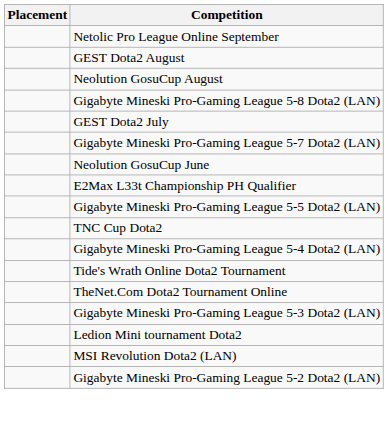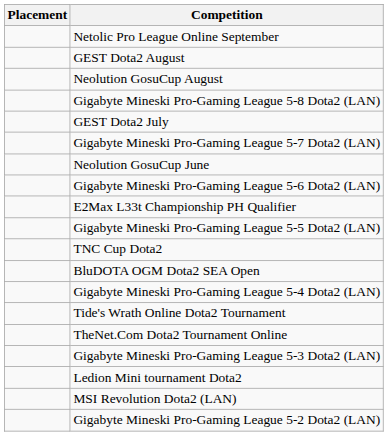+ row: (227, 185)
+ row: (167, 270)
